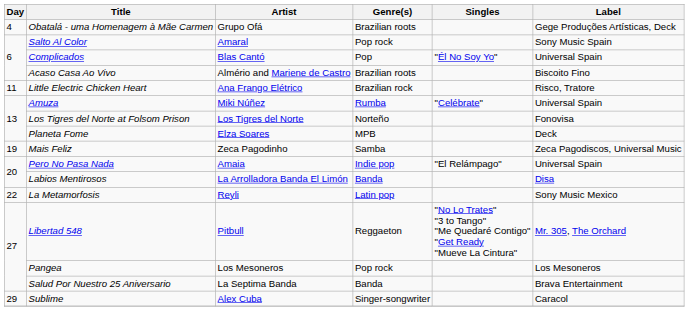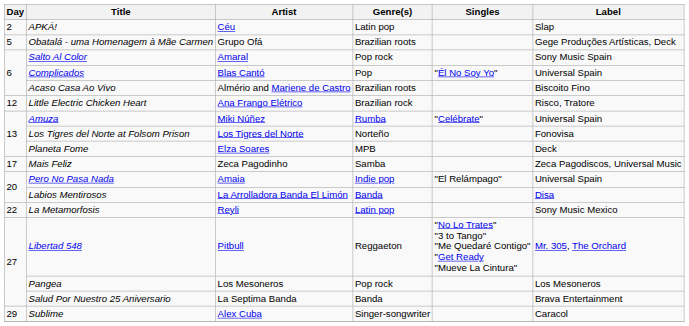+ row: (43, 27)
(9, 27) 4 -> (9, 42) 5
(11, 88) 11 -> (12, 103) 12
(12, 149) 19 -> (12, 164) 17
